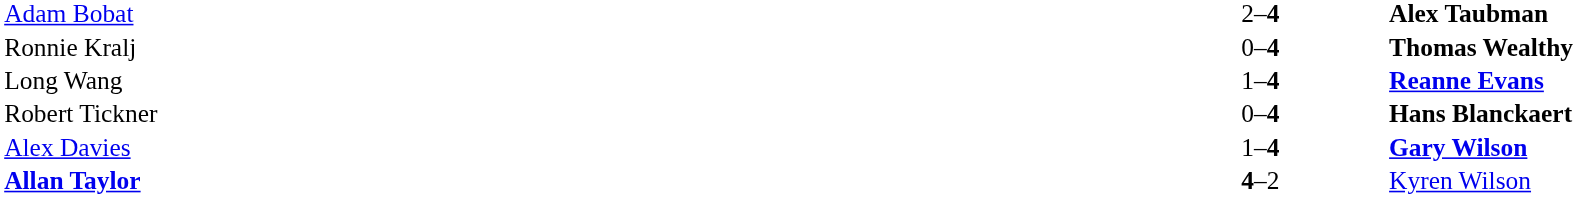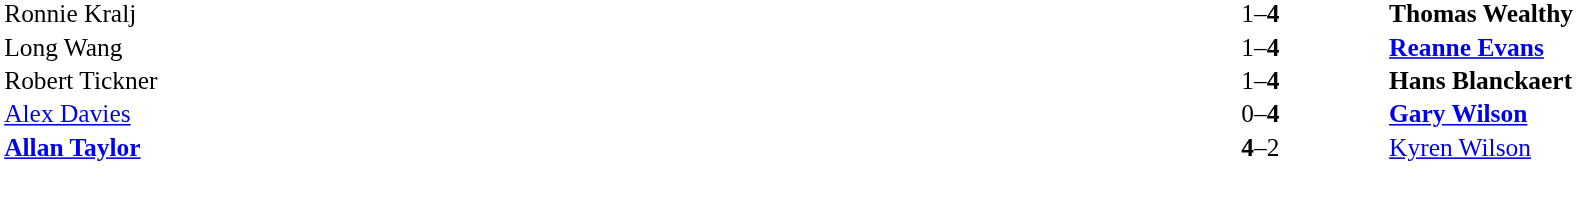- row: (69, 13)
(1260, 47) 0–4 -> (1260, 13) 1–4
(1260, 114) 0–4 -> (1260, 80) 1–4
(1260, 147) 1–4 -> (1260, 114) 0–4
